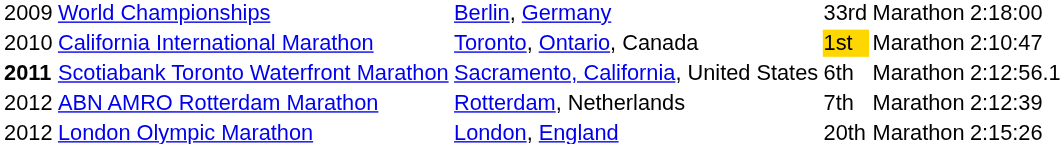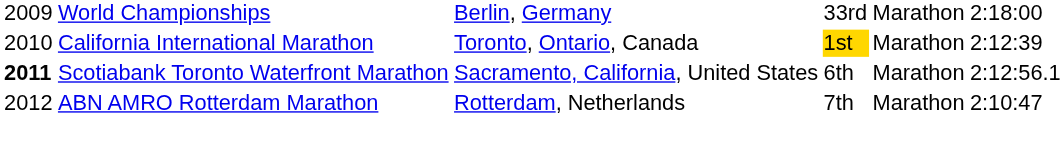(1006, 43) 2:10:47 -> (1006, 43) 2:12:39
(1006, 102) 2:12:39 -> (1006, 102) 2:10:47
- row: (186, 132)
